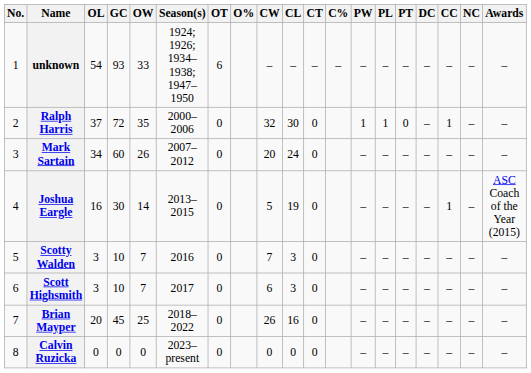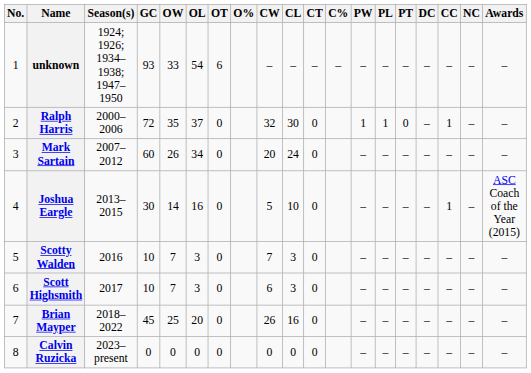columns swapped: (182, 13) <-> (96, 13)
(293, 206) 19 -> (293, 206) 10
